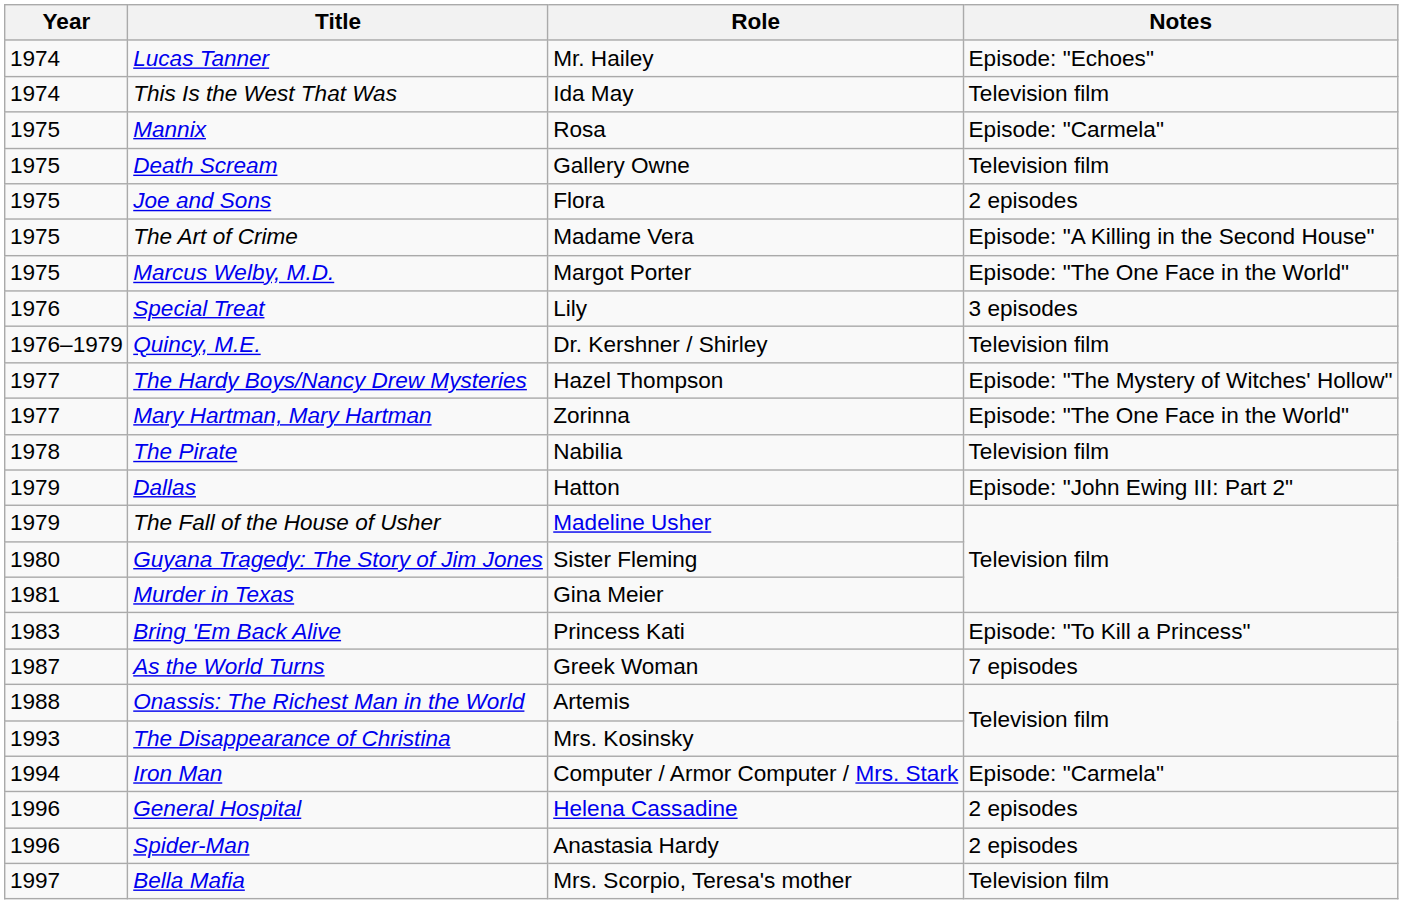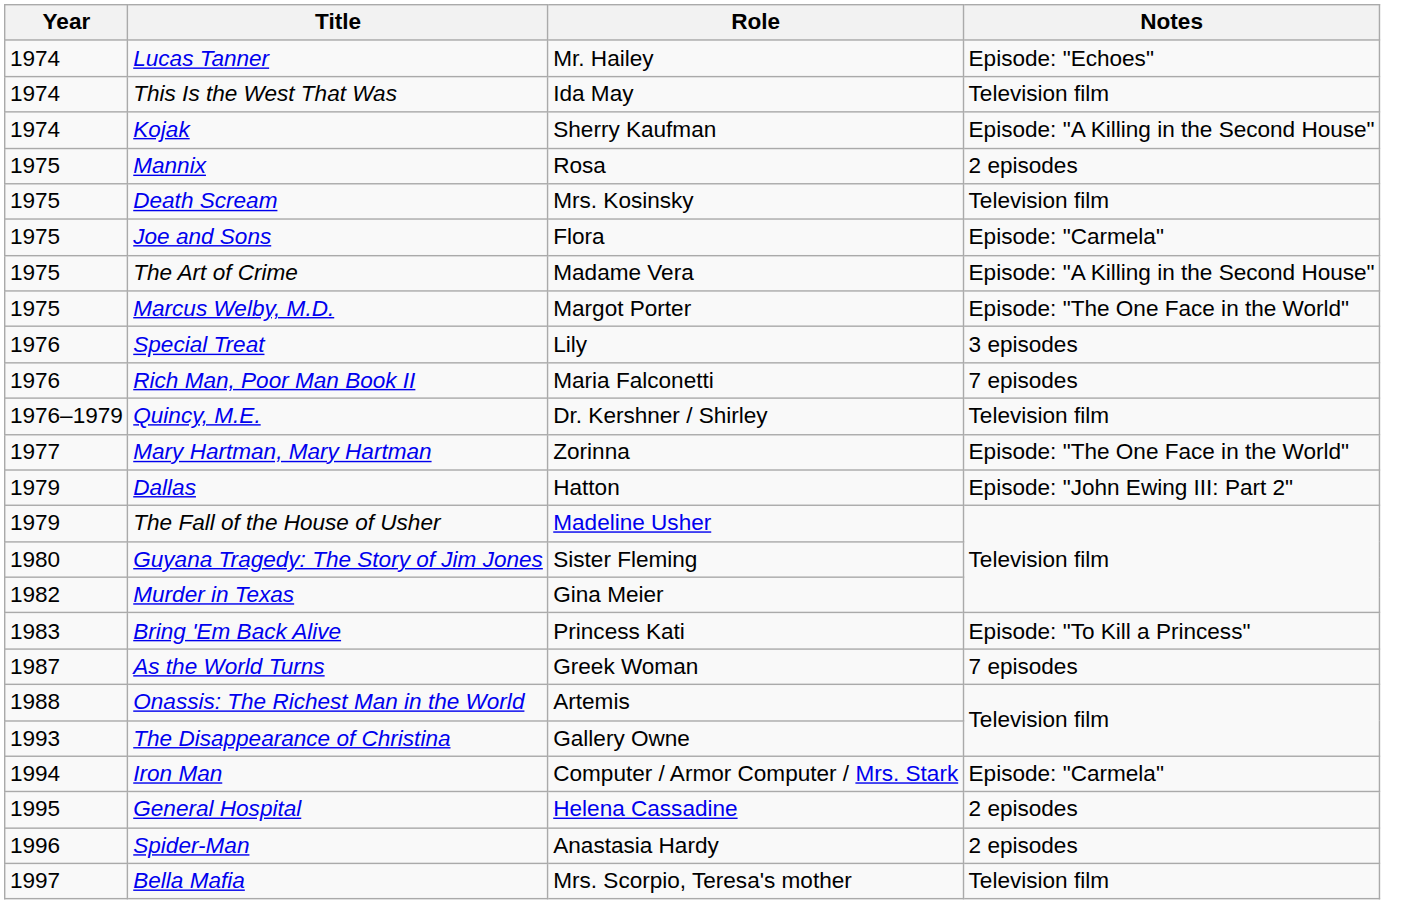+ row: (161, 129)
(1066, 129) Episode: "Carmela" -> (1023, 165) 2 episodes
(622, 165) Gallery Owne -> (623, 201) Mrs. Kosinsky
(1023, 201) 2 episodes -> (1066, 237) Episode: "Carmela"
+ row: (274, 380)
- row: (330, 380)
- row: (185, 451)
(35, 594) 1981 -> (35, 594) 1982
(623, 737) Mrs. Kosinsky -> (622, 737) Gallery Owne
(35, 809) 1996 -> (35, 809) 1995
